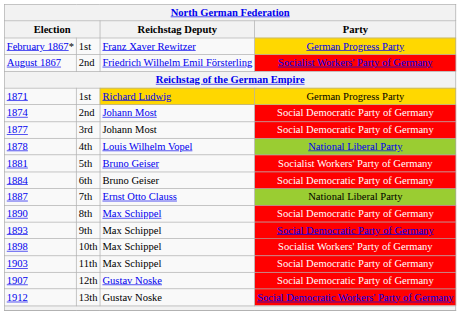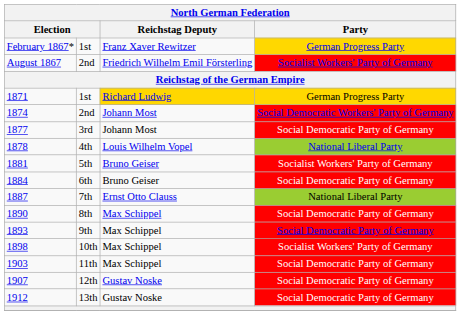(355, 113) Social Democratic Party of Germany -> (355, 113) Social Democratic Workers' Party of Germany
(355, 297) Social Democratic Workers' Party of Germany -> (355, 297) Social Democratic Party of Germany
